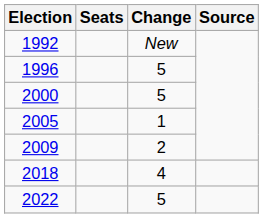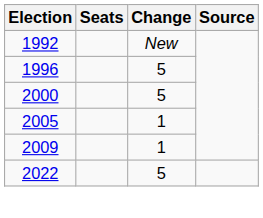(161, 148) 2 -> (161, 148) 1
- row: (40, 174)
